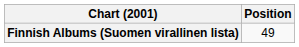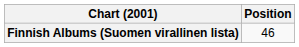(268, 33) 49 -> (268, 33) 46
